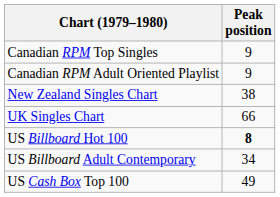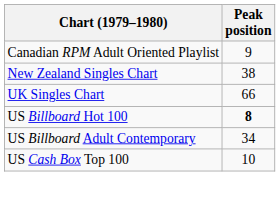- row: (83, 52)
(248, 181) 49 -> (248, 159) 10
